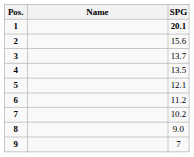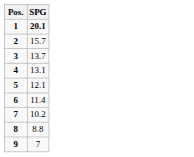- column: (97, 12)
(178, 41) 15.6 -> (38, 41) 15.7
(178, 71) 13.5 -> (38, 71) 13.1
(178, 100) 11.2 -> (38, 100) 11.4
(178, 130) 9.0 -> (38, 130) 8.8
